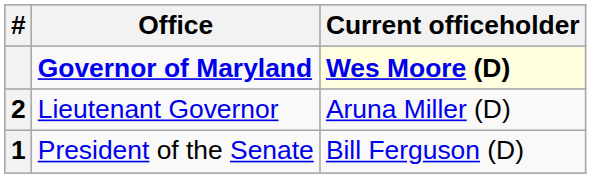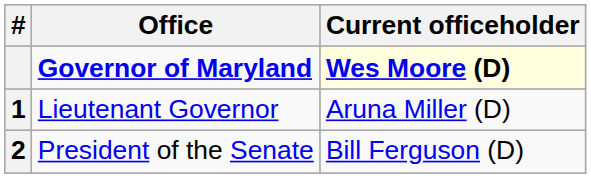(18, 109) 2 -> (18, 109) 1
(18, 151) 1 -> (18, 151) 2
